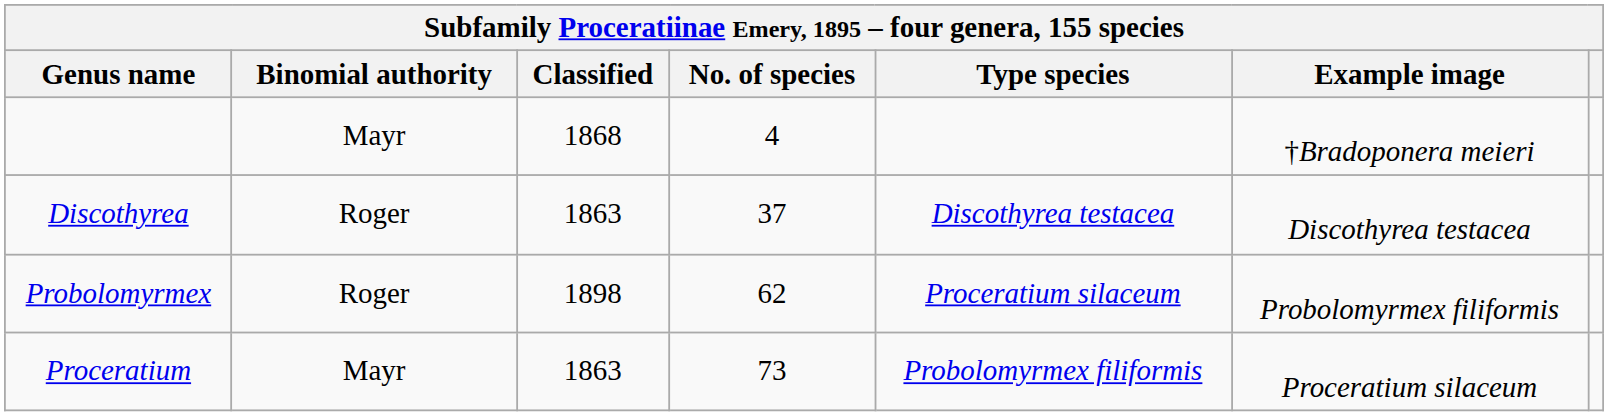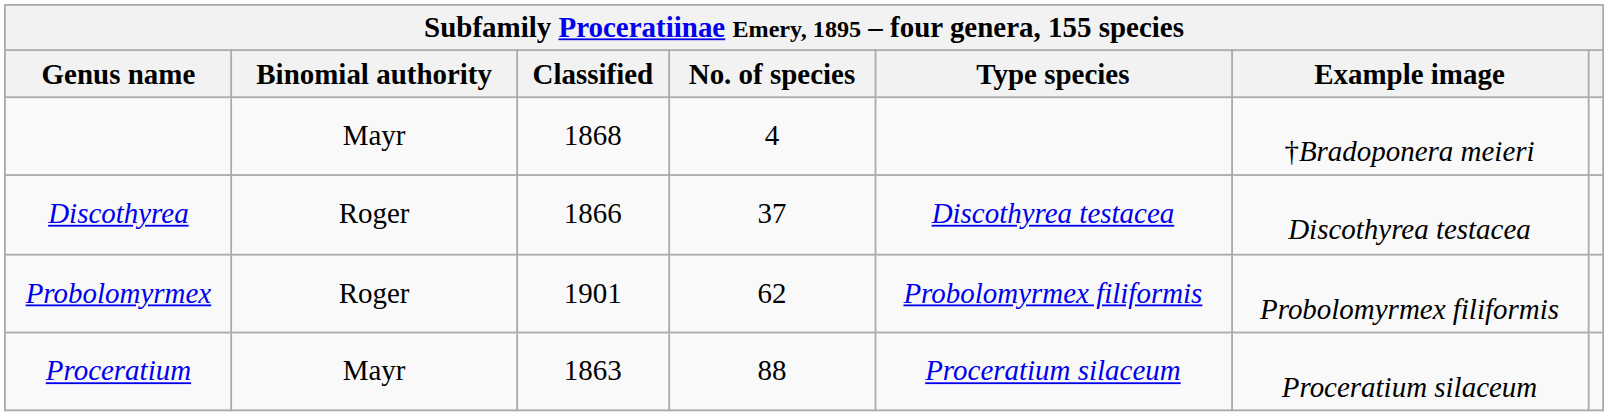(593, 214) 1863 -> (593, 214) 1866
(593, 292) 1898 -> (593, 292) 1901
(1053, 292) Proceratium silaceum -> (1053, 292) Probolomyrmex filiformis
(772, 371) 73 -> (772, 371) 88
(1053, 371) Probolomyrmex filiformis -> (1053, 371) Proceratium silaceum
